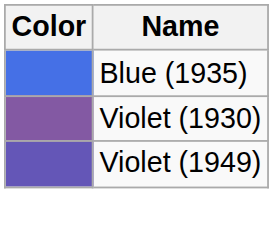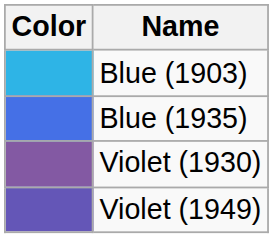+ row: (174, 72)
